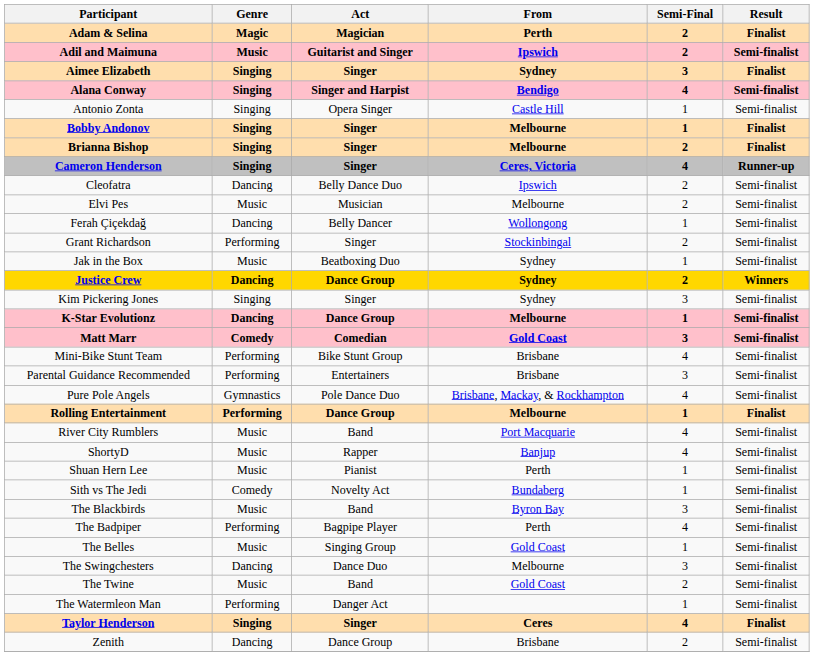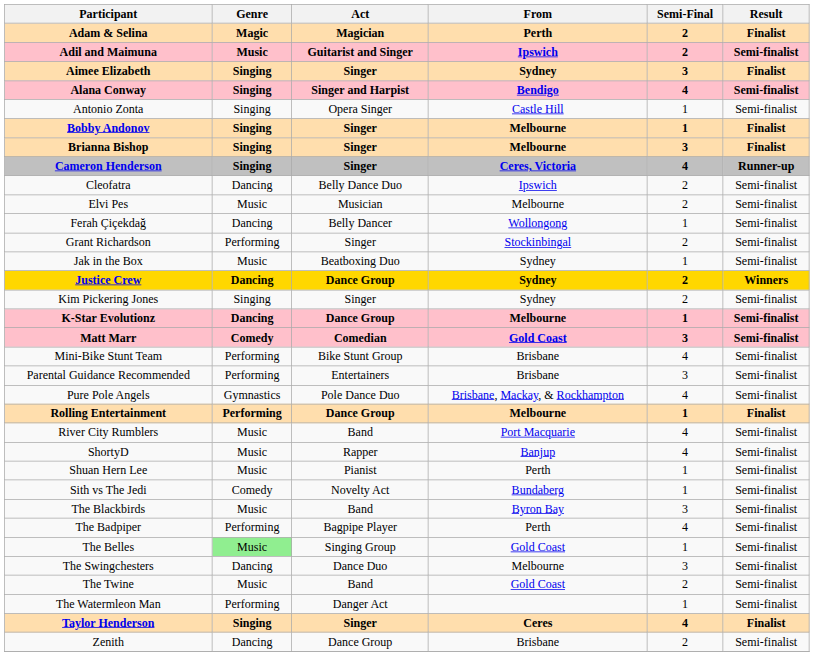(685, 147) 2 -> (685, 147) 3
(685, 299) 3 -> (685, 299) 2
(252, 546) no background -> (252, 546) lightgreen background
